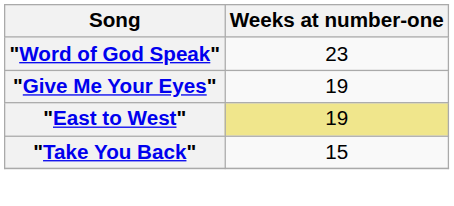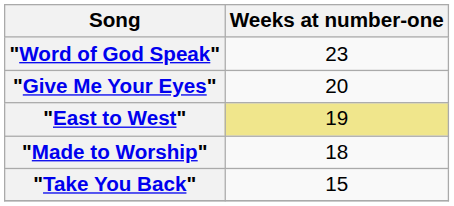(337, 86) 19 -> (337, 86) 20
+ row: (115, 151)
